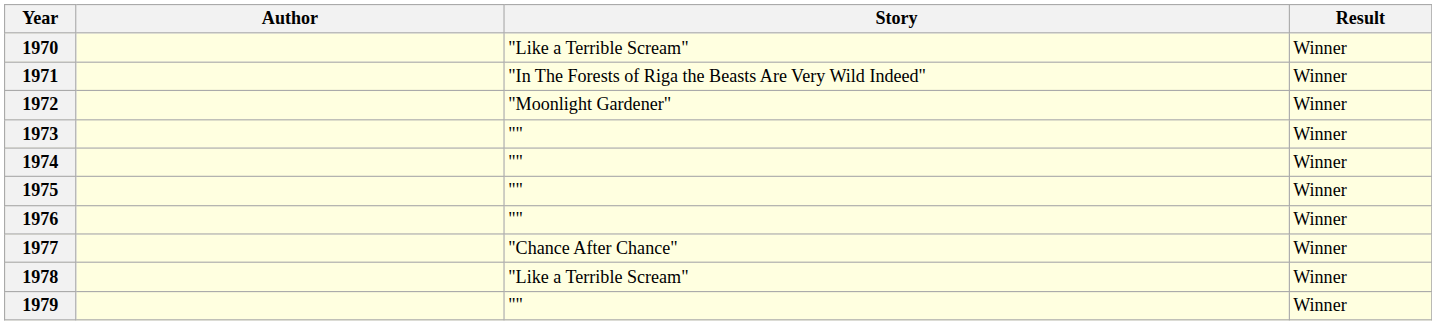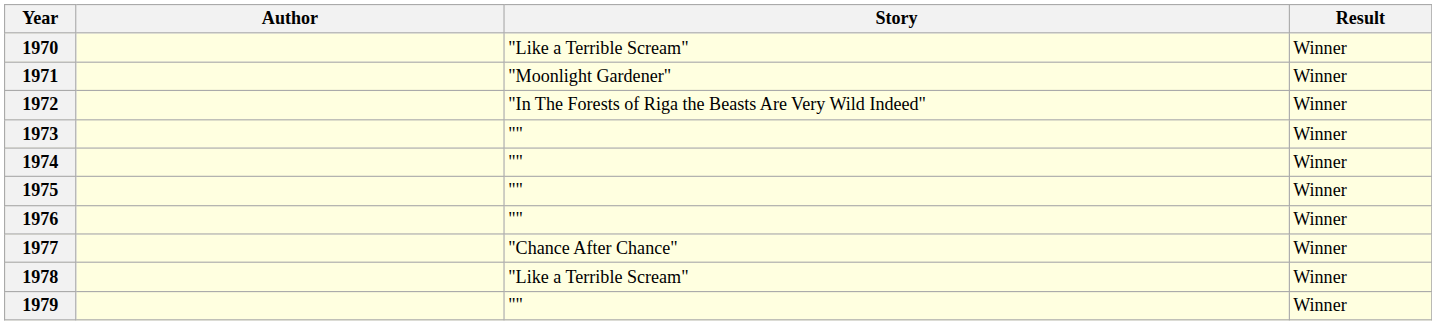(717, 76) "In The Forests of Riga the Beasts Are Very Wild Indeed" -> (590, 76) "Moonlight Gardener"
(590, 104) "Moonlight Gardener" -> (717, 104) "In The Forests of Riga the Beasts Are Very Wild Indeed"
